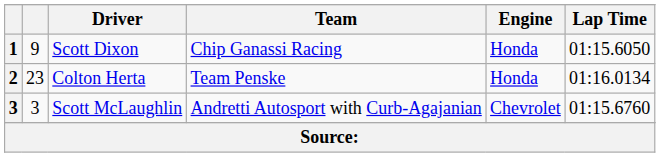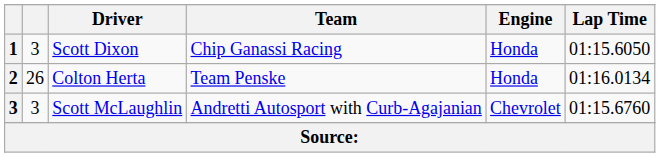(35, 49) 9 -> (35, 49) 3
(35, 78) 23 -> (35, 78) 26
